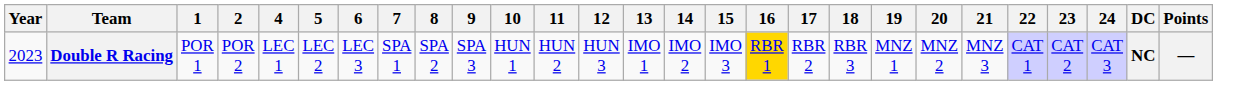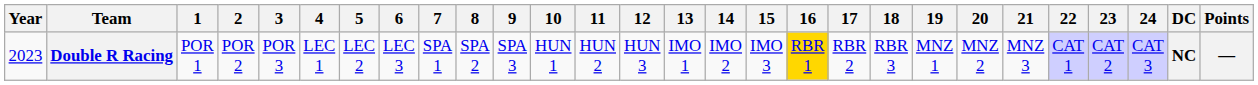+ column: (279, 18)
